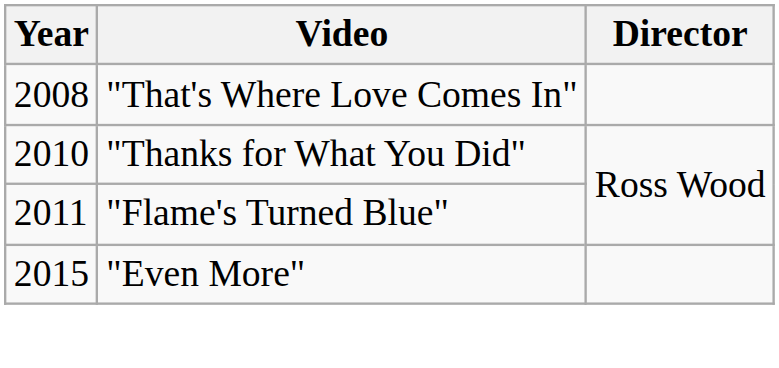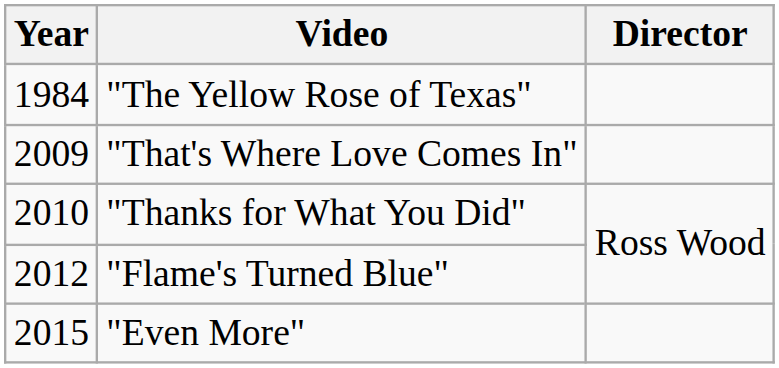+ row: (319, 93)
(51, 93) 2008 -> (51, 153) 2009
(51, 213) 2011 -> (51, 272) 2012
